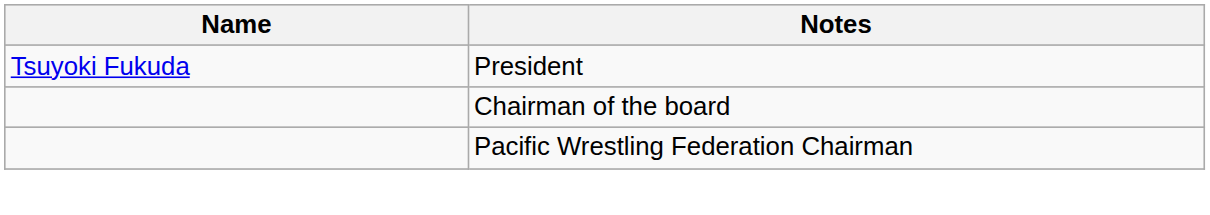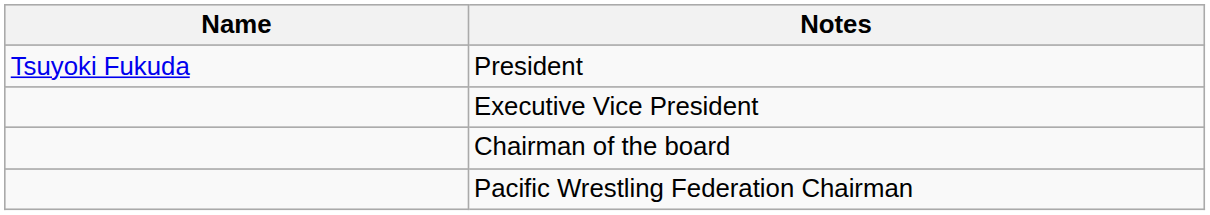+ row: (616, 106)
